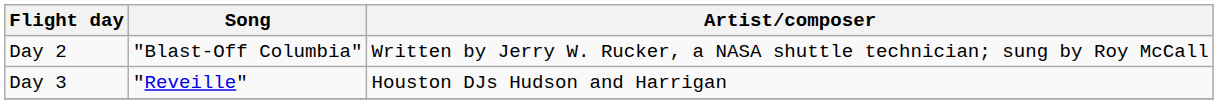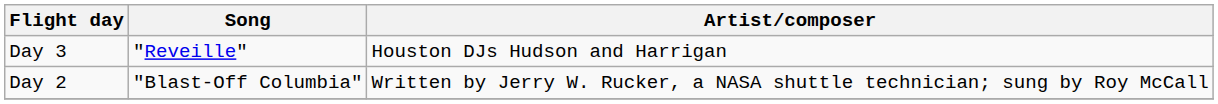rows swapped: (38, 51) <-> (38, 83)
